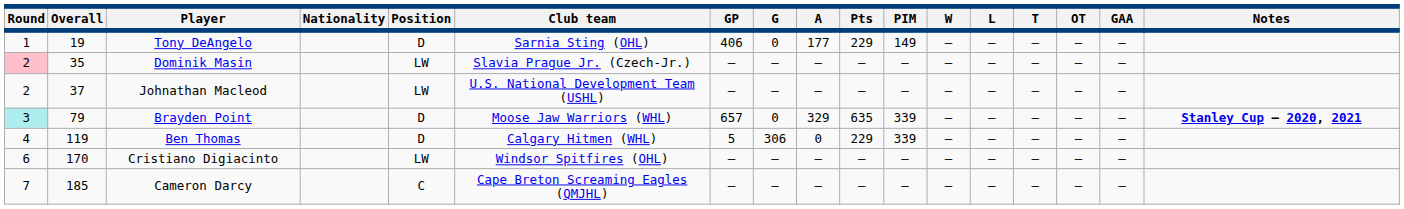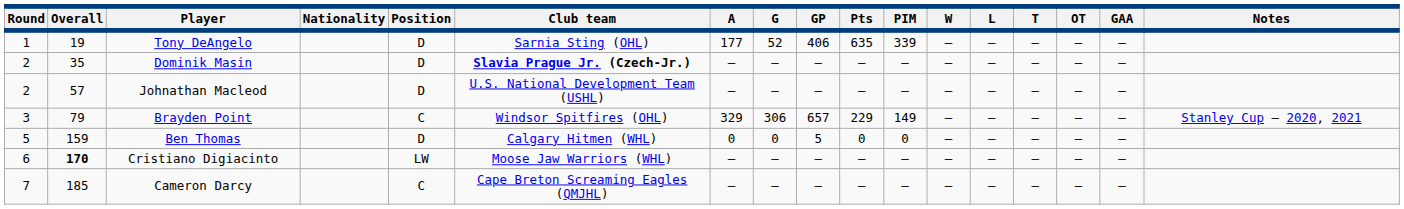columns swapped: (732, 18) <-> (818, 18)
(775, 43) 0 -> (775, 43) 52
(862, 43) 229 -> (862, 43) 635
(905, 43) 149 -> (905, 43) 339
(26, 63) pink background -> (26, 63) no background
(421, 63) LW -> (421, 63) D
(582, 63) normal -> (582, 63) bold
(77, 91) 37 -> (77, 91) 57
(421, 91) LW -> (421, 91) D
(26, 118) paleturquoise background -> (26, 118) no background
(421, 118) D -> (421, 118) C
(582, 118) Moose Jaw Warriors (WHL) -> (582, 118) Windsor Spitfires (OHL)
(775, 118) 0 -> (775, 118) 306
(862, 118) 635 -> (862, 118) 229
(905, 118) 339 -> (905, 118) 149
(1271, 118) bold -> (1271, 118) normal
(26, 138) 4 -> (26, 138) 5
(77, 138) 119 -> (77, 138) 159
(775, 138) 306 -> (775, 138) 0
(862, 138) 229 -> (862, 138) 0
(905, 138) 339 -> (905, 138) 0
(77, 159) normal -> (77, 159) bold
(582, 159) Windsor Spitfires (OHL) -> (582, 159) Moose Jaw Warriors (WHL)
